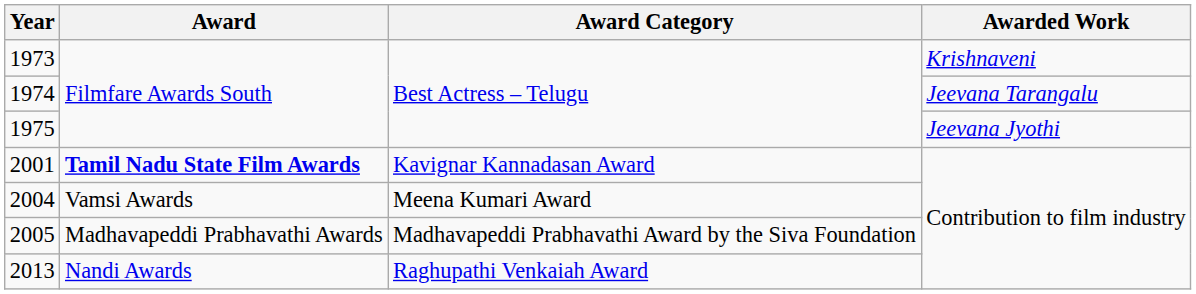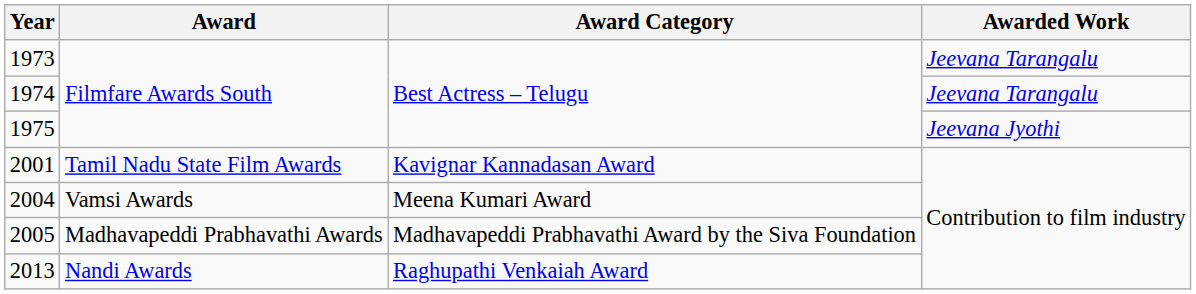(981, 57) Krishnaveni -> (1012, 57) Jeevana Tarangalu
(212, 164) bold -> (203, 164) normal
